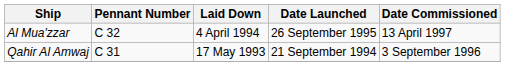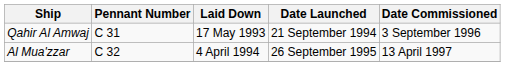rows swapped: (48, 52) <-> (38, 33)
